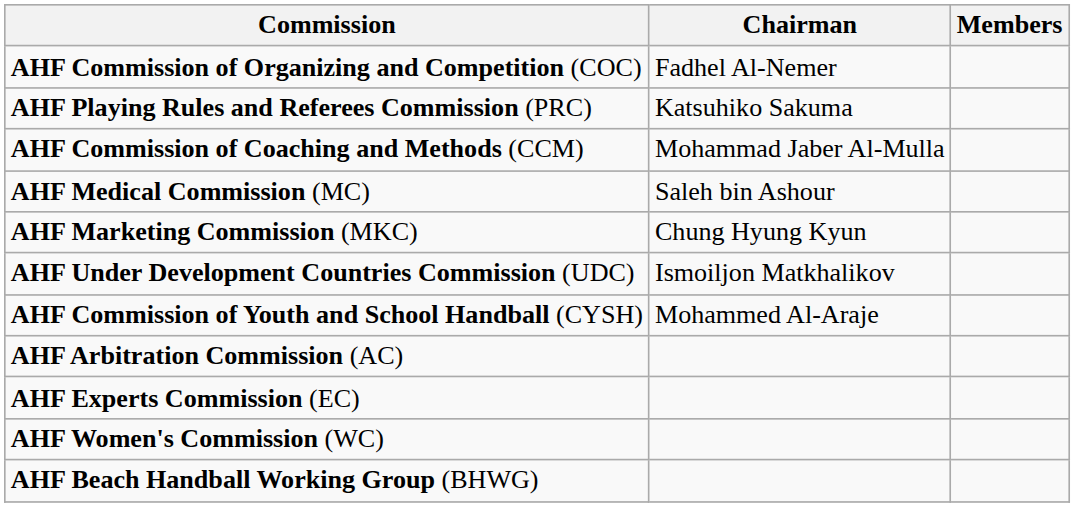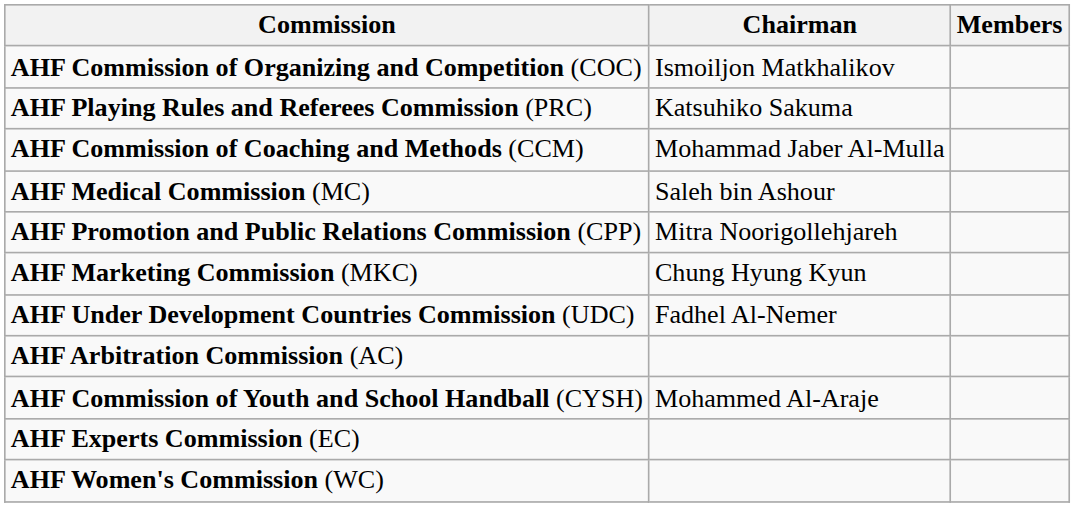(746, 66) Fadhel Al-Nemer -> (775, 66) Ismoiljon Matkhalikov
+ row: (326, 231)
(775, 273) Ismoiljon Matkhalikov -> (746, 314) Fadhel Al-Nemer
rows swapped: (327, 314) <-> (207, 356)
- row: (275, 480)
